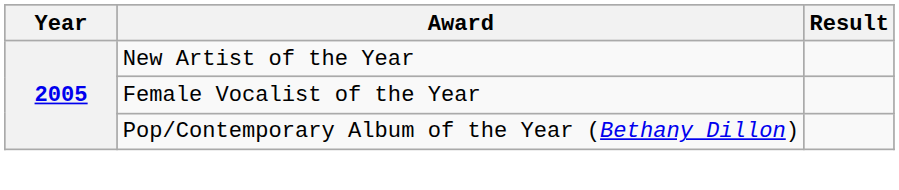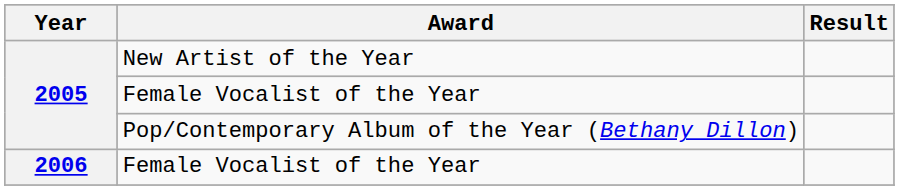+ row: (61, 167)
